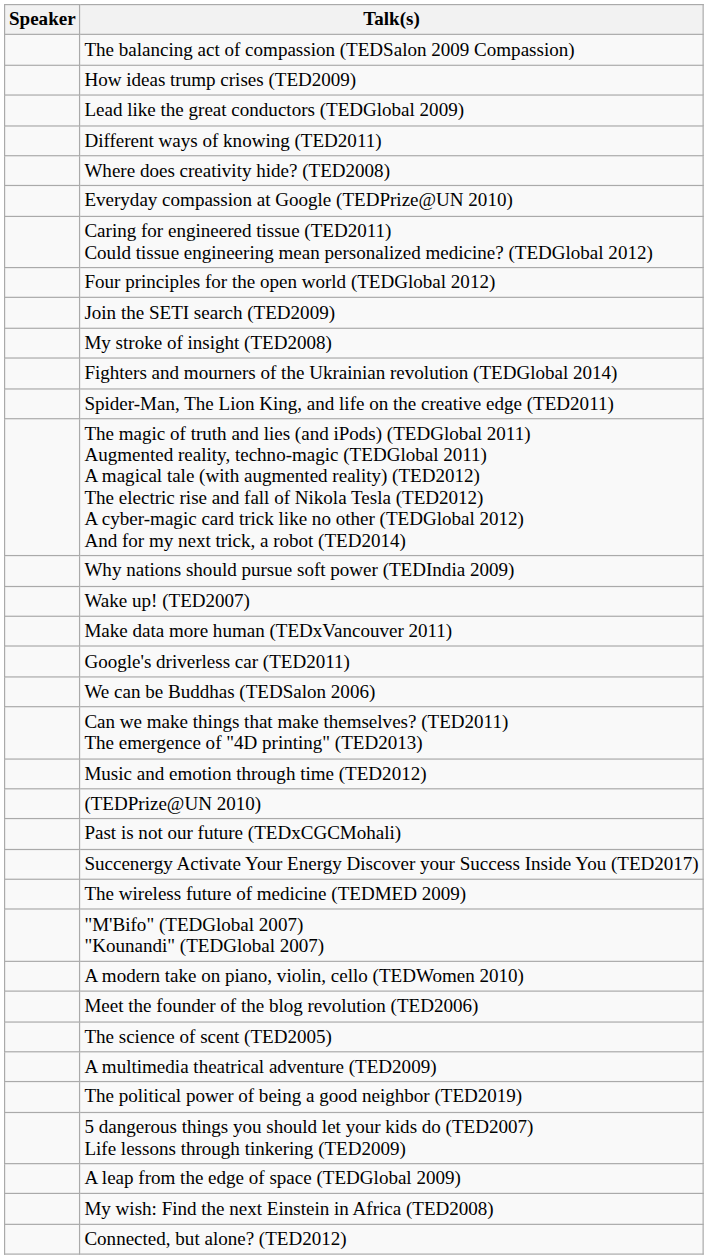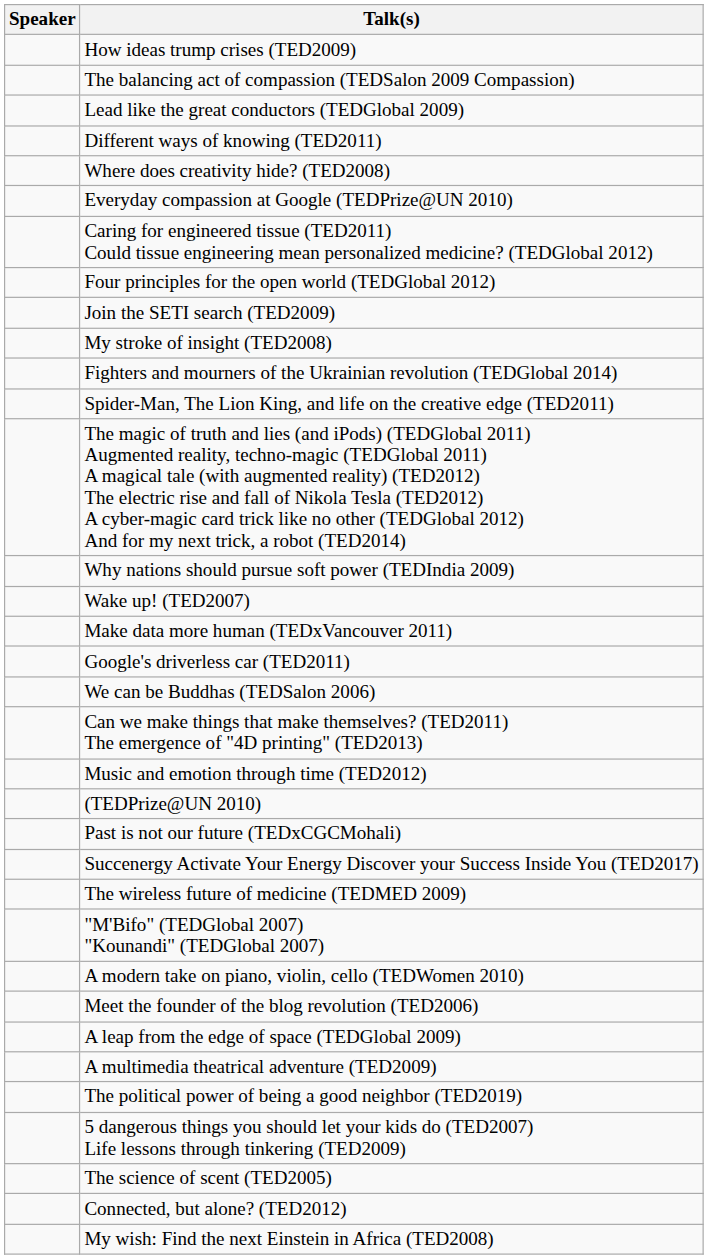rows swapped: (220, 79) <-> (329, 49)
rows swapped: (273, 1178) <-> (208, 1036)
rows swapped: (216, 1239) <-> (289, 1208)
